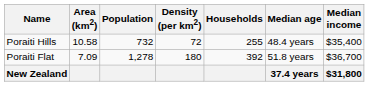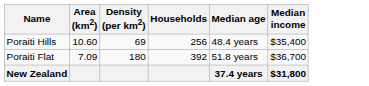- column: (128, 19)
(85, 41) 10.58 -> (85, 41) 10.60
(196, 41) 72 -> (140, 41) 69
(255, 41) 255 -> (199, 41) 256
